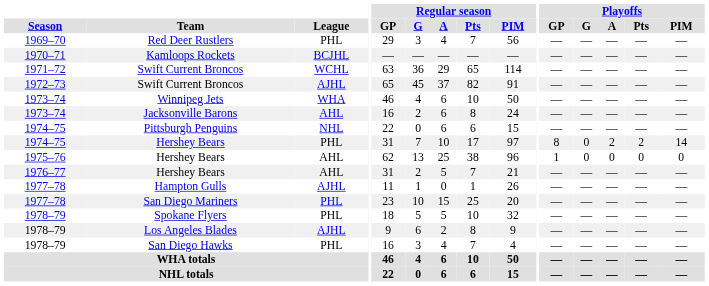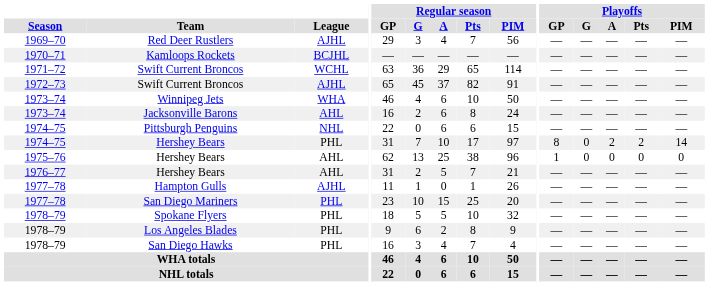(331, 40) PHL -> (331, 40) AJHL
(331, 230) AJHL -> (331, 230) PHL
